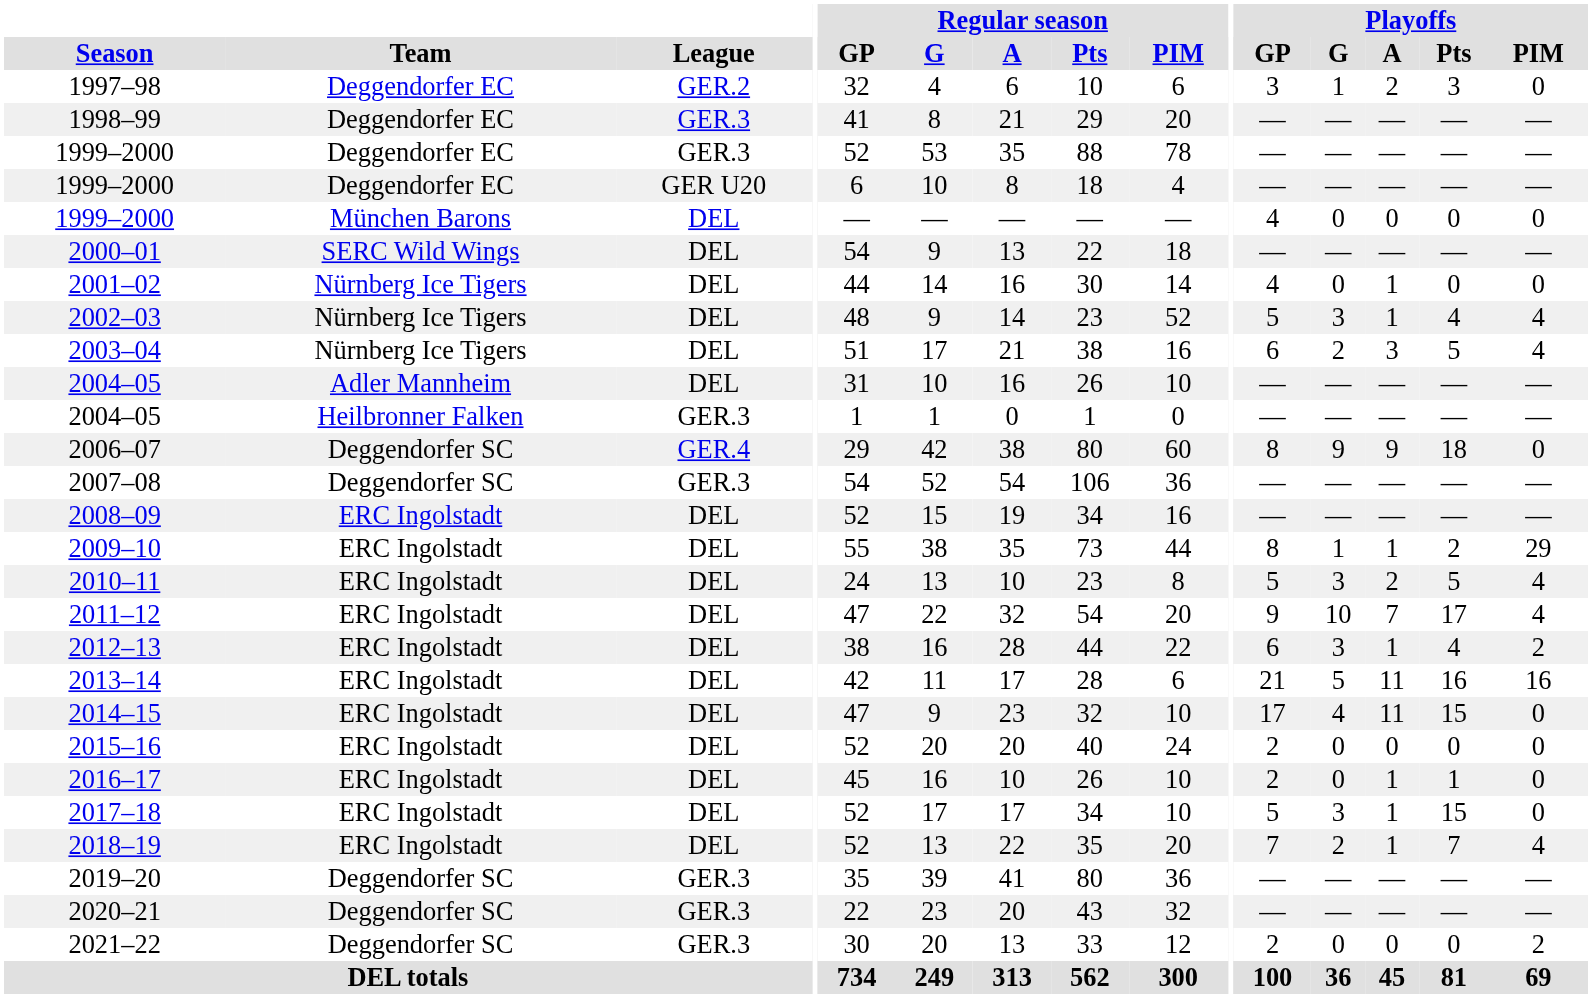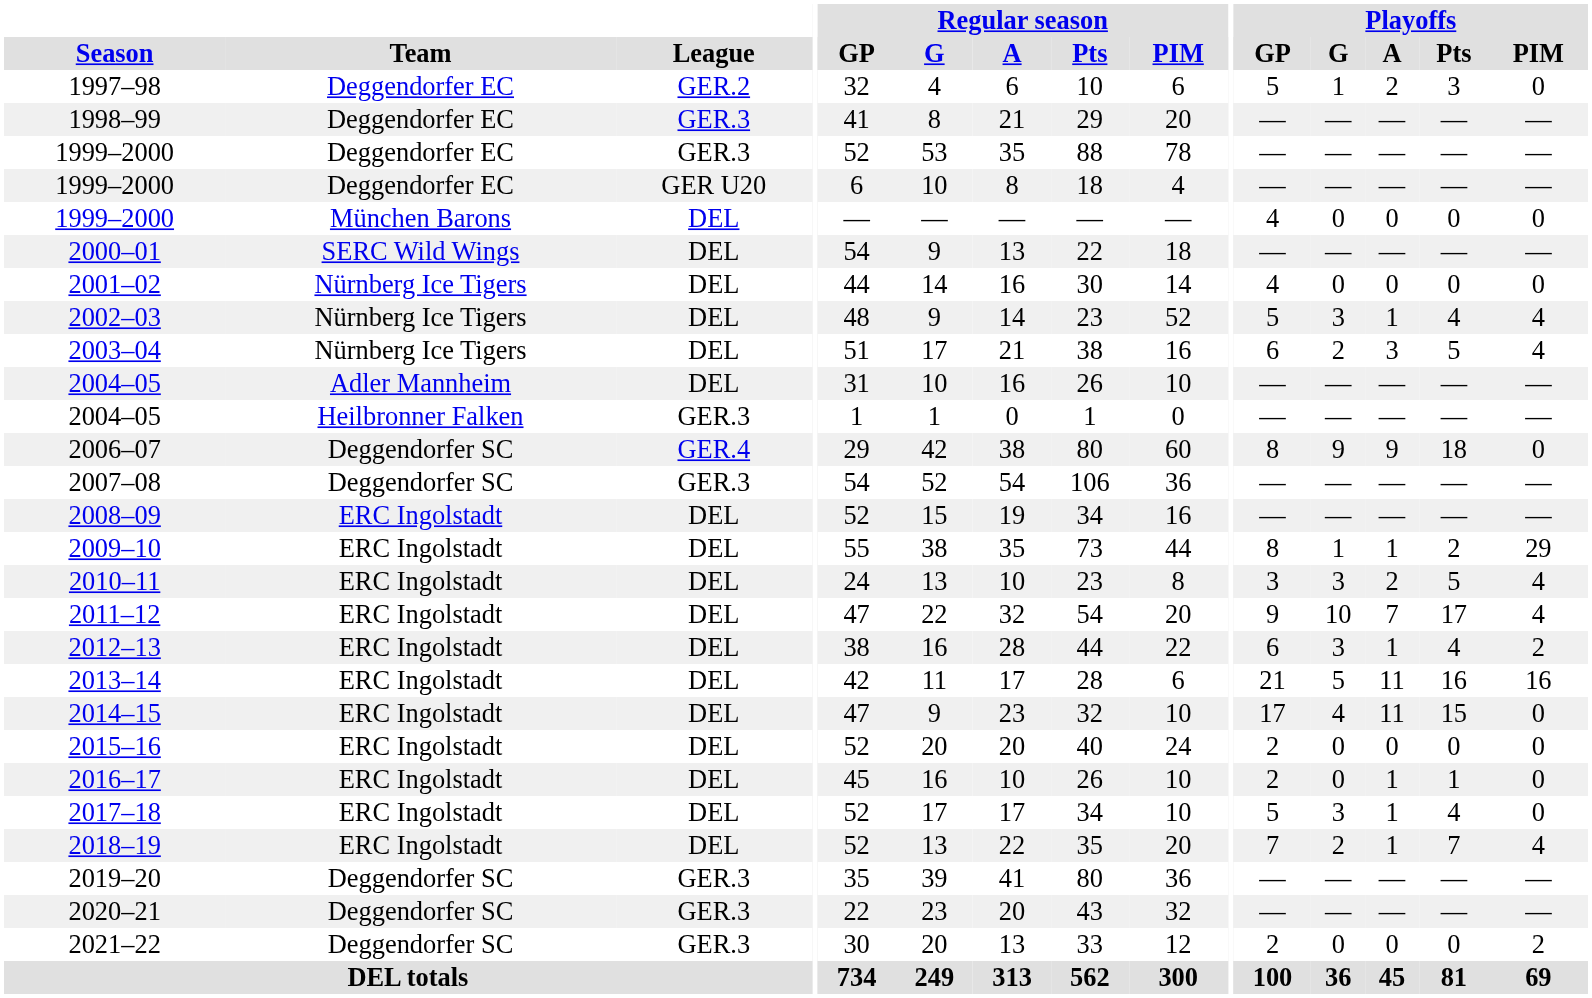(1272, 86) 3 -> (1272, 86) 5
(1392, 284) 1 -> (1392, 284) 0
(1272, 581) 5 -> (1272, 581) 3
(1454, 812) 15 -> (1454, 812) 4
